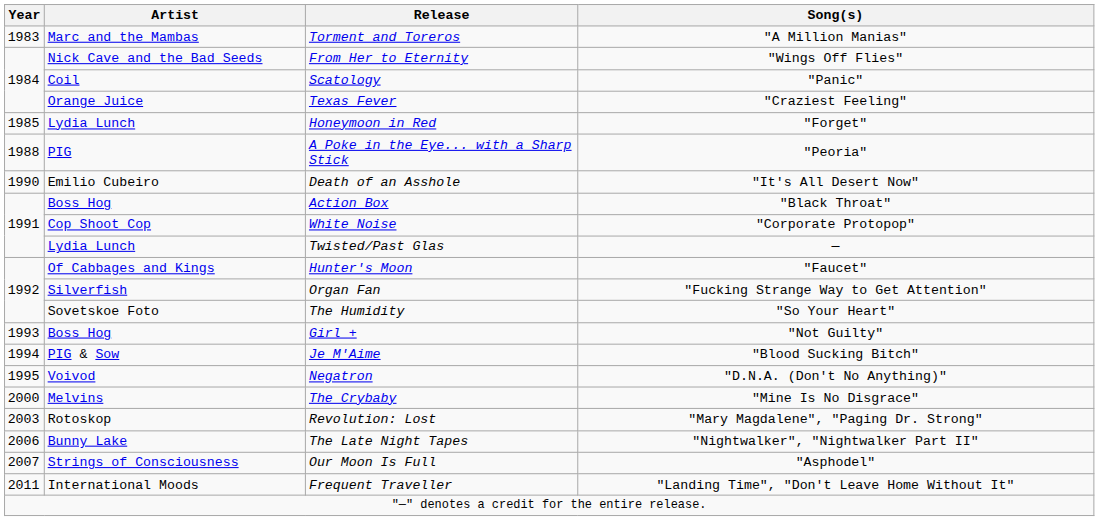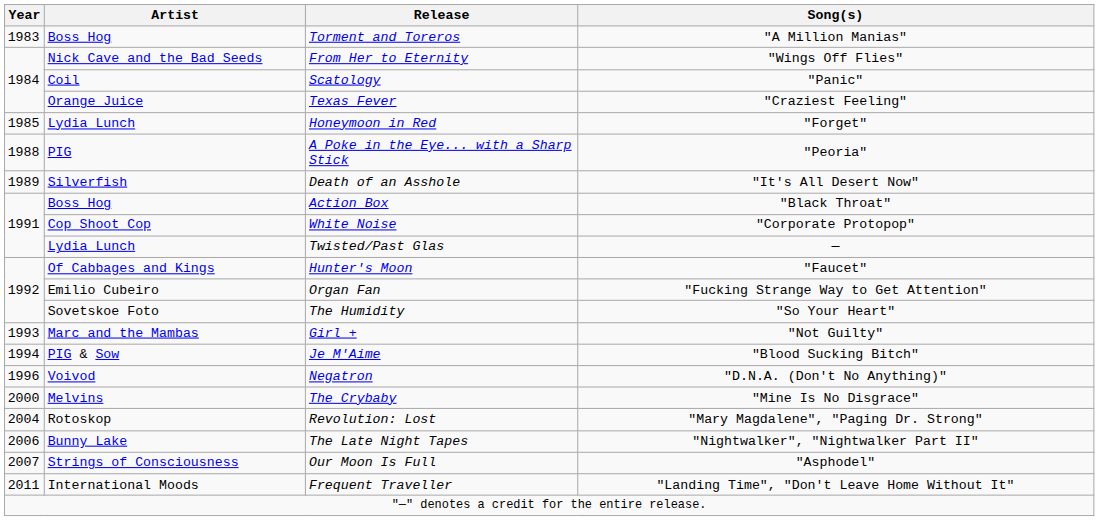(123, 37) Marc and the Mambas -> (79, 37) Boss Hog
(24, 182) 1990 -> (24, 182) 1989
(103, 182) Emilio Cubeiro -> (87, 182) Silverfish
(87, 290) Silverfish -> (103, 290) Emilio Cubeiro
(79, 333) Boss Hog -> (123, 333) Marc and the Mambas
(24, 376) 1995 -> (24, 376) 1996
(24, 420) 2003 -> (24, 420) 2004
